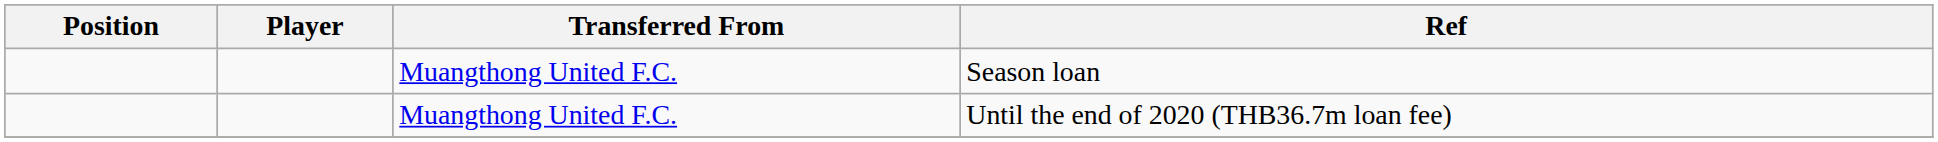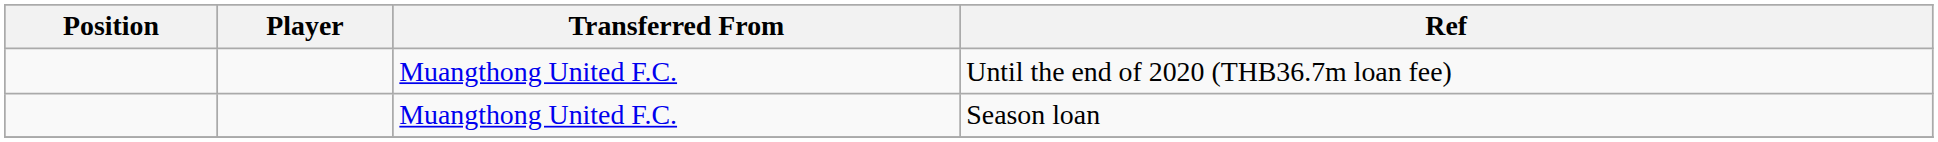rows swapped: (1033, 70) <-> (1209, 114)
